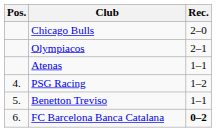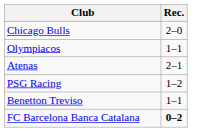- column: (17, 13)
(198, 48) 2–1 -> (174, 48) 1–1
(198, 65) 1–1 -> (174, 65) 2–1
